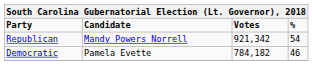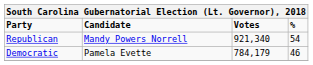(252, 39) 921,342 -> (252, 39) 921,340
(252, 53) 784,182 -> (252, 53) 784,179
